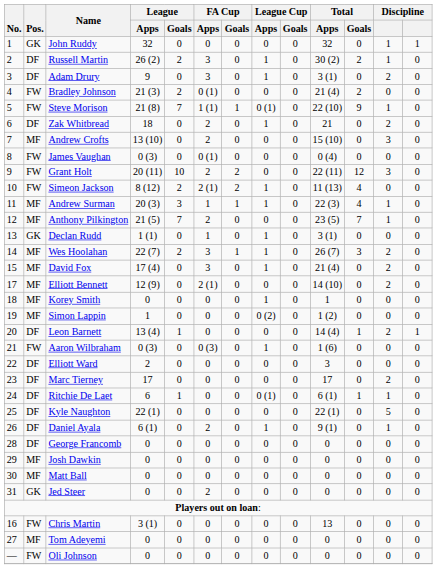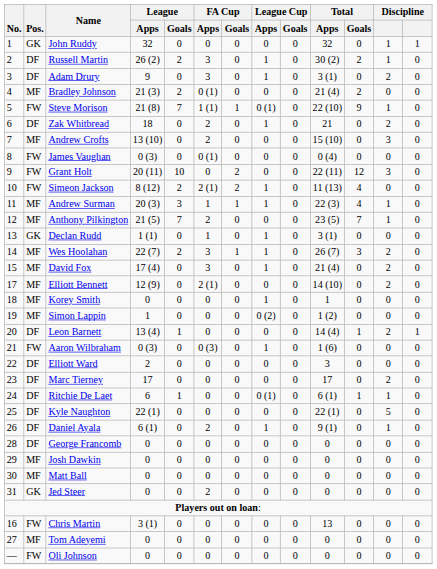(34, 92) FW -> (33, 92) MF
(208, 172) 2 -> (208, 172) 0
